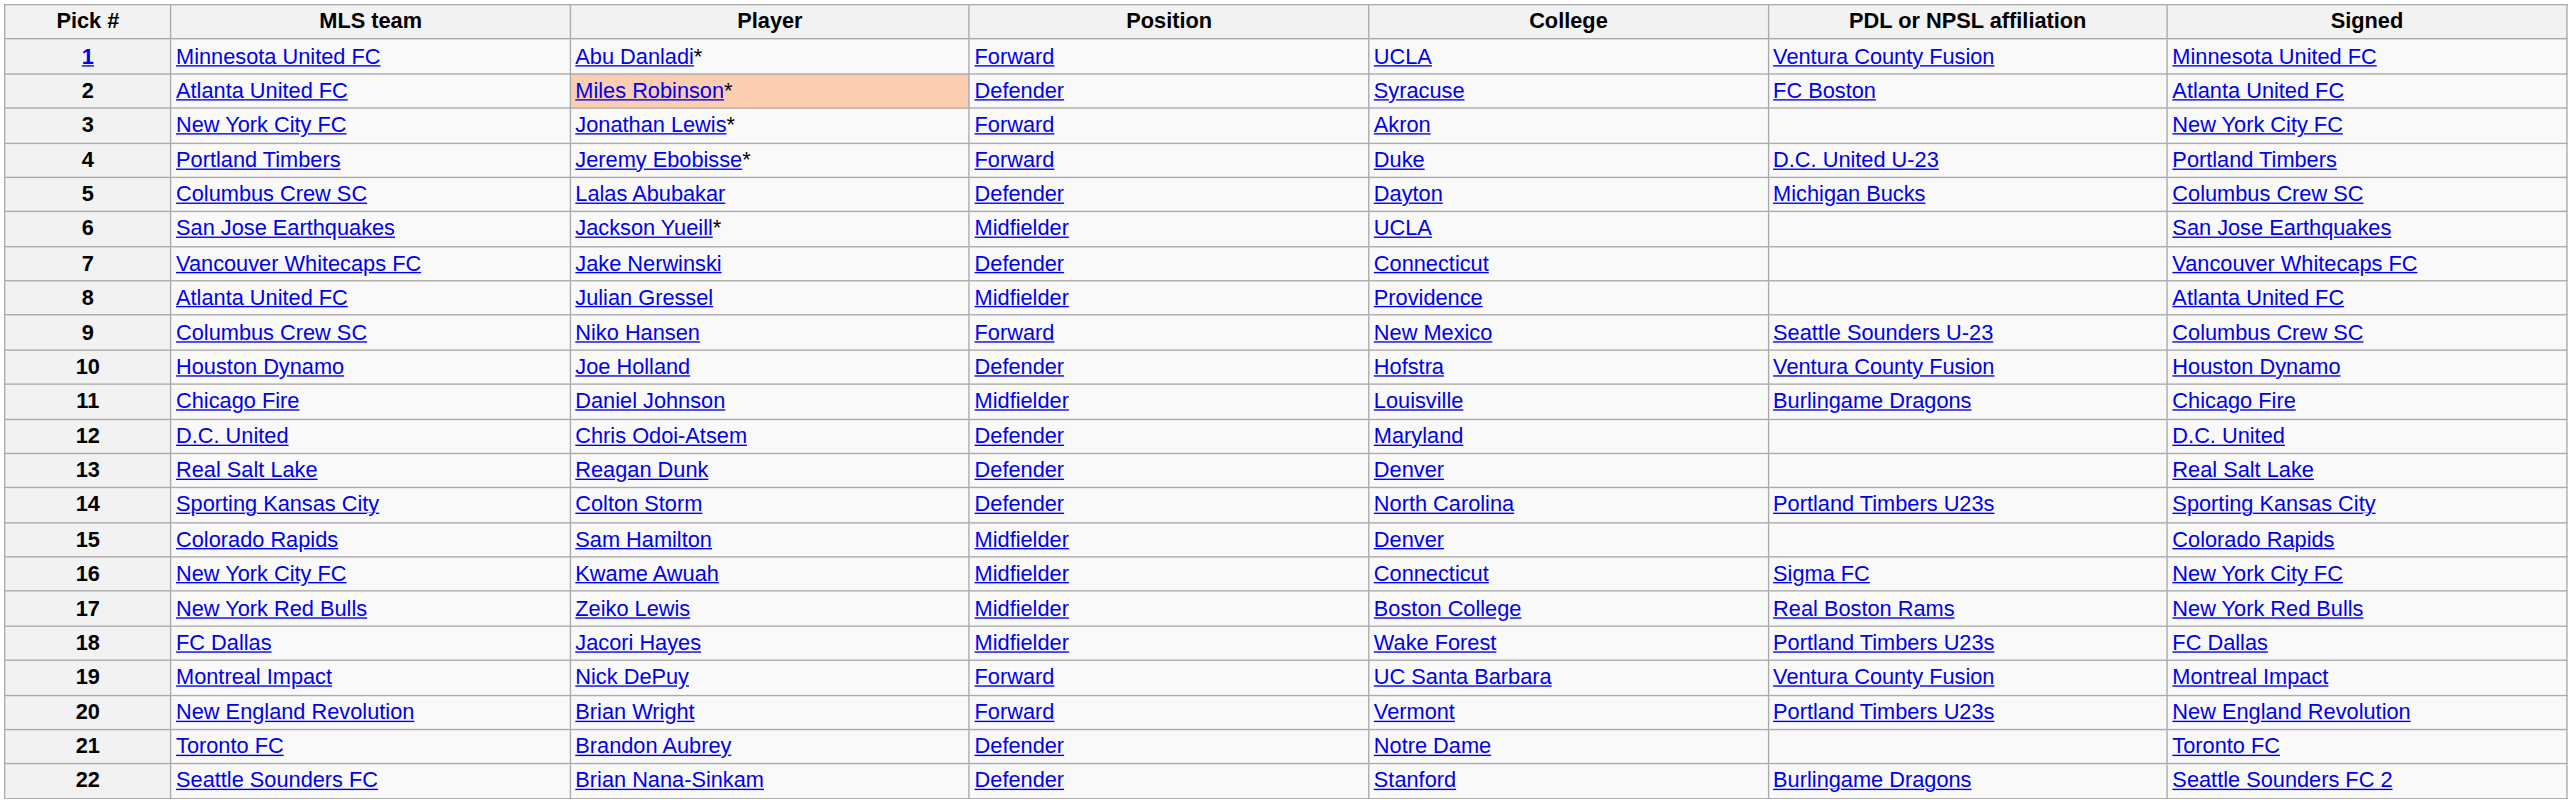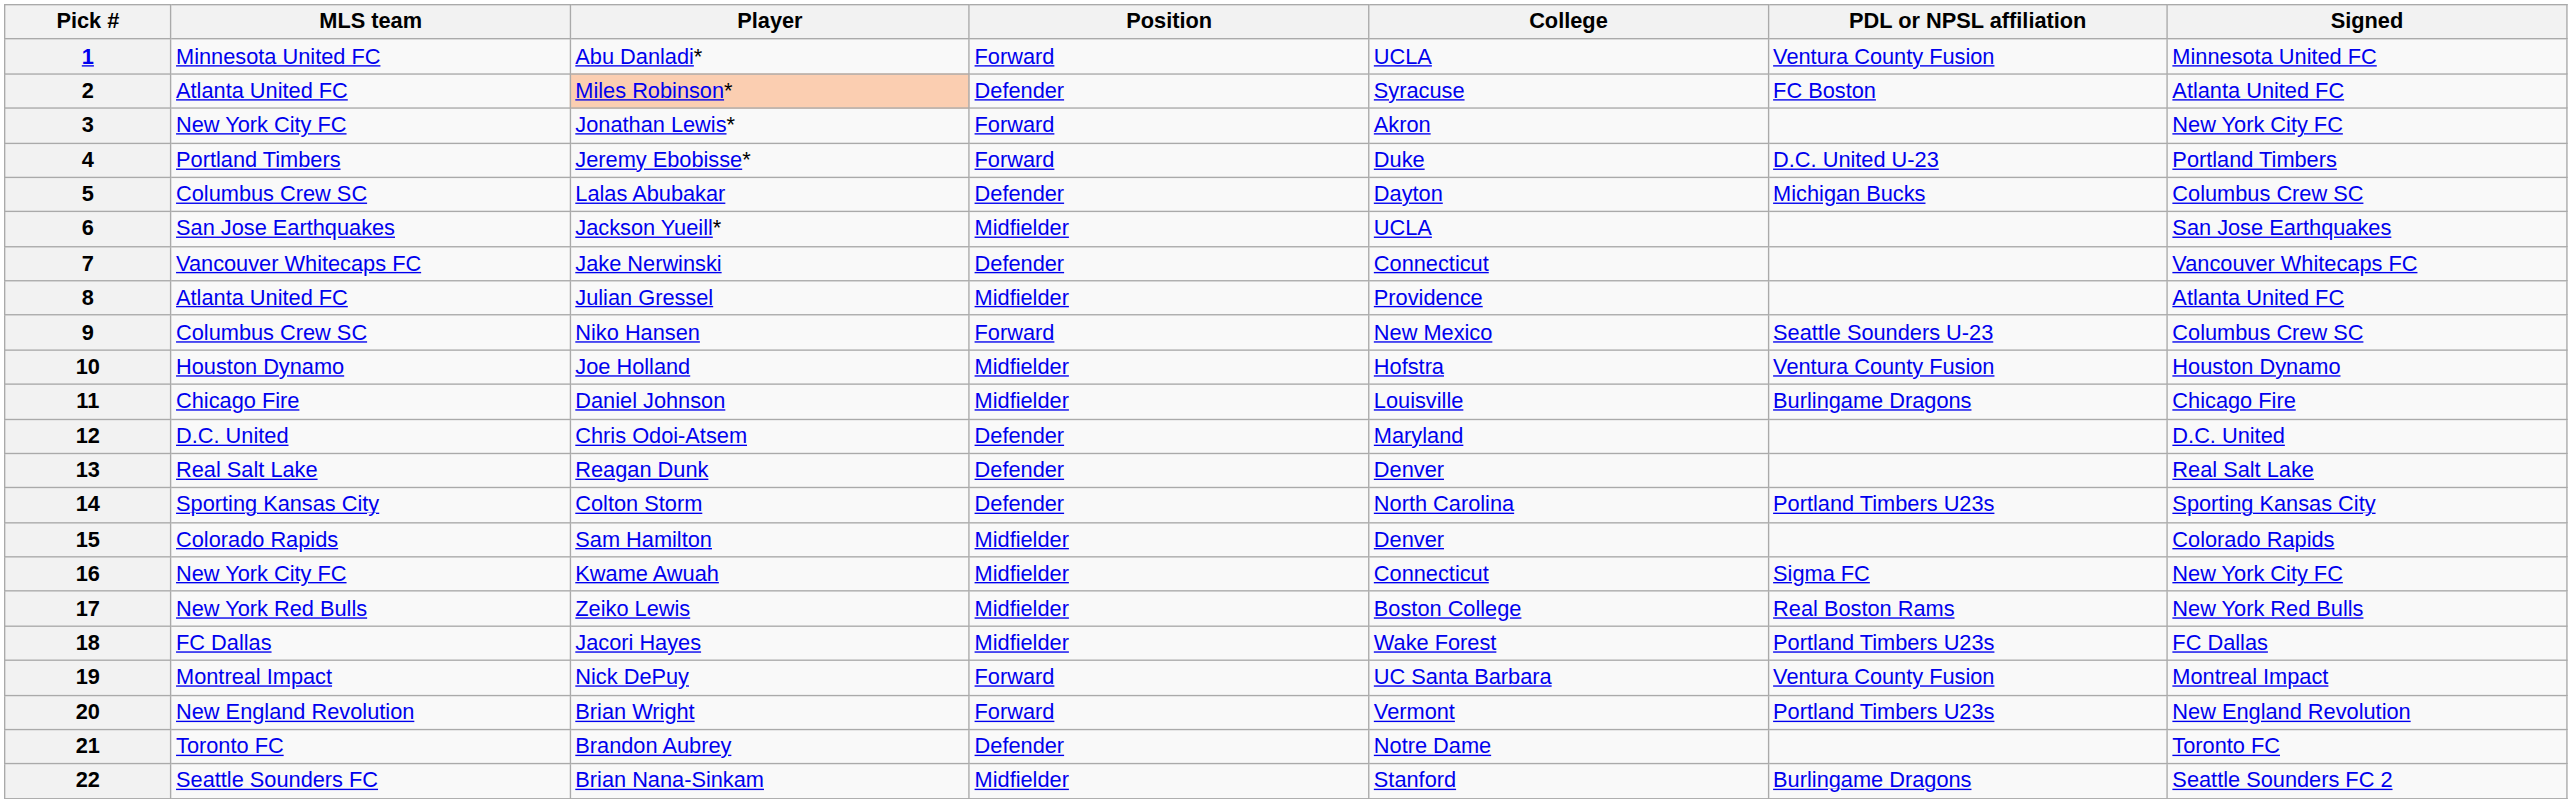(1019, 366) Defender -> (1022, 366) Midfielder
(1019, 780) Defender -> (1022, 780) Midfielder
